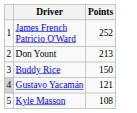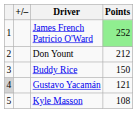+ column: (22, 12)
(106, 33) no background -> (123, 33) lightgreen background
(106, 54) 213 -> (123, 54) 212
